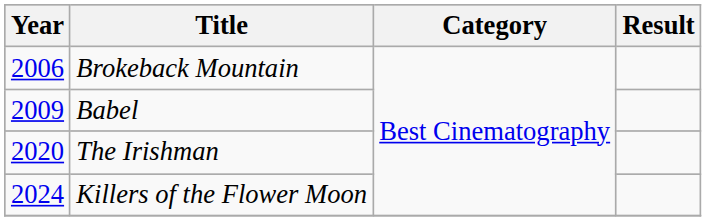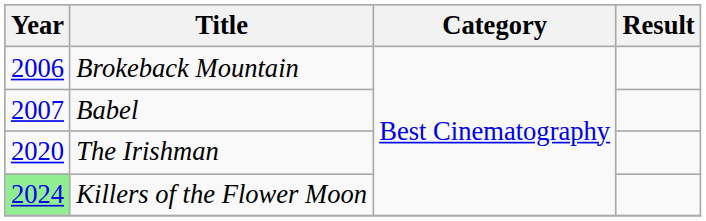(38, 109) 2009 -> (38, 109) 2007
(38, 194) no background -> (38, 194) lightgreen background
